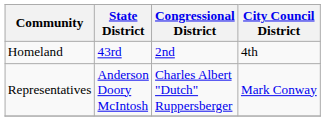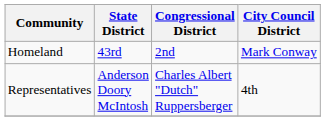(249, 52) 4th -> (279, 52) Mark Conway
(279, 89) Mark Conway -> (249, 89) 4th
